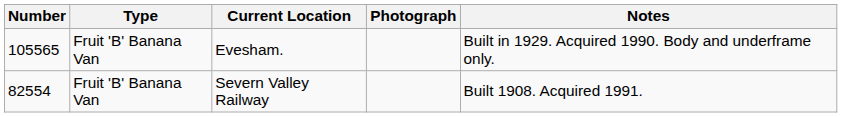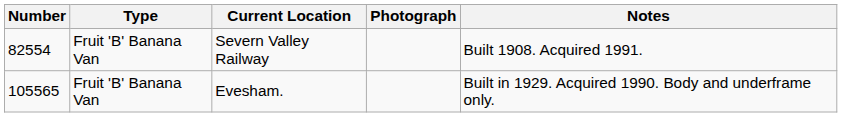rows swapped: (262, 91) <-> (249, 49)
